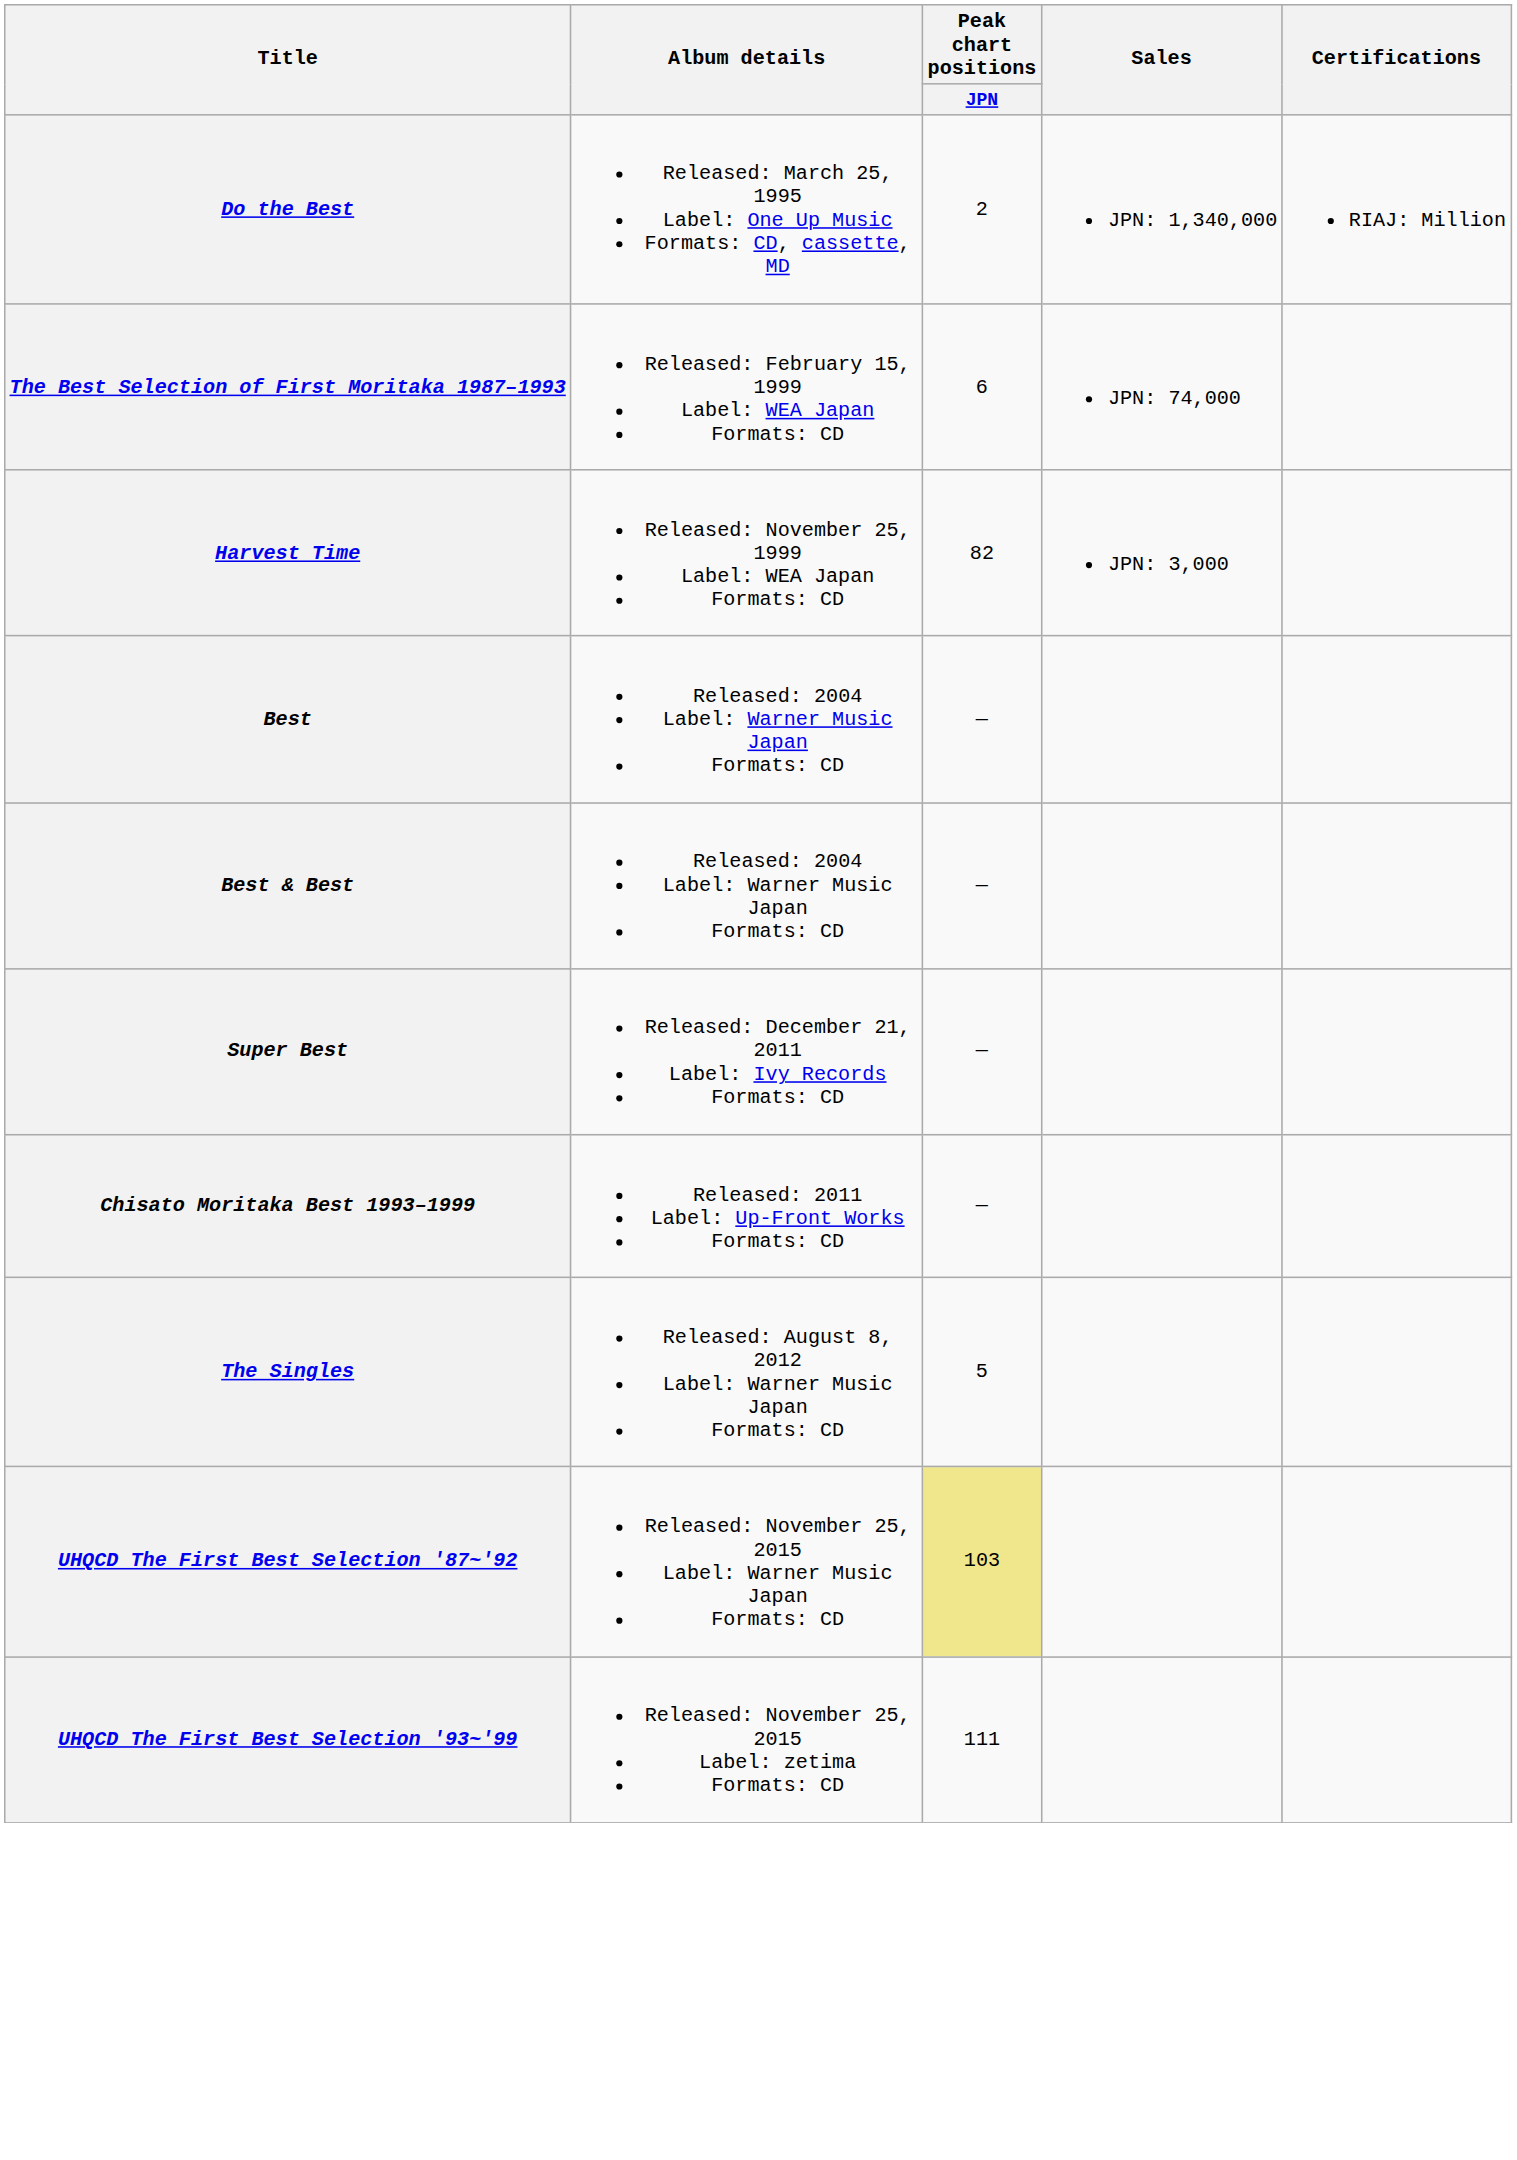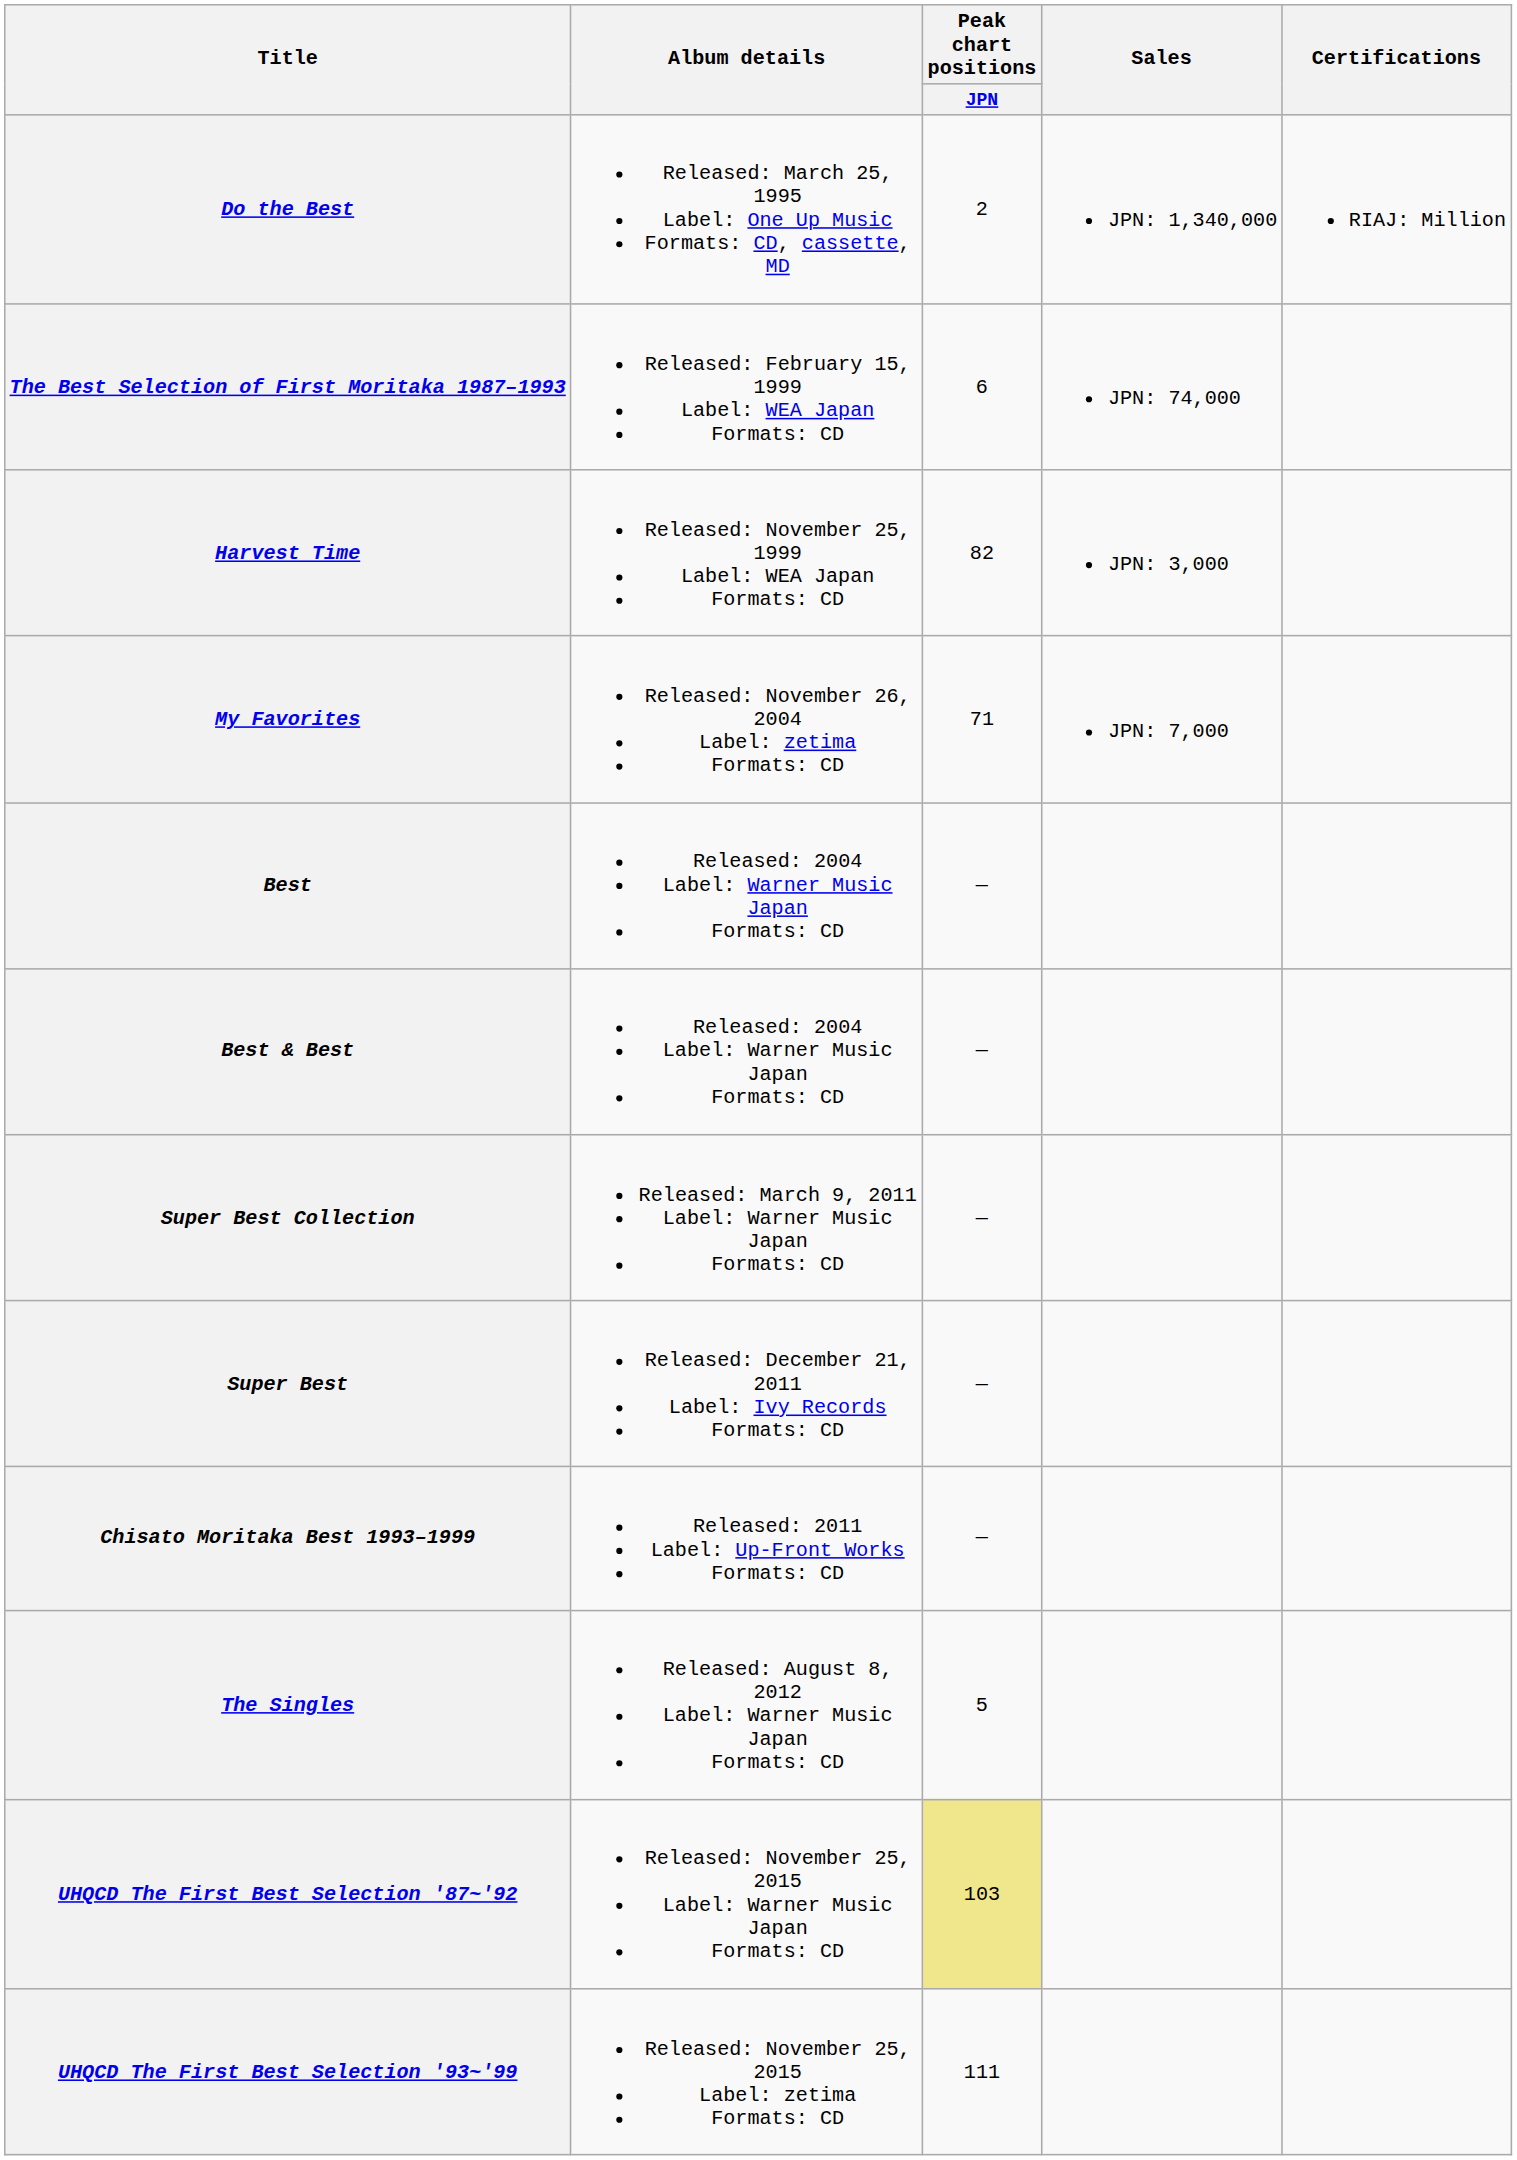+ row: (288, 719)
+ row: (288, 1218)
